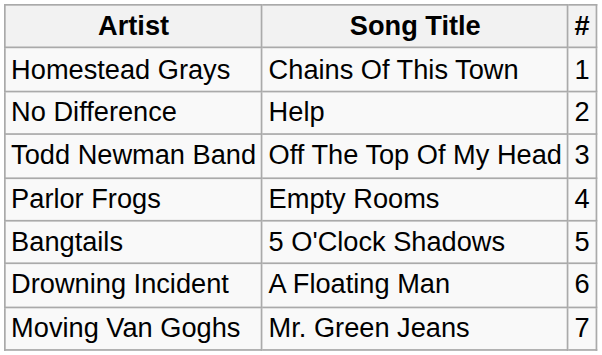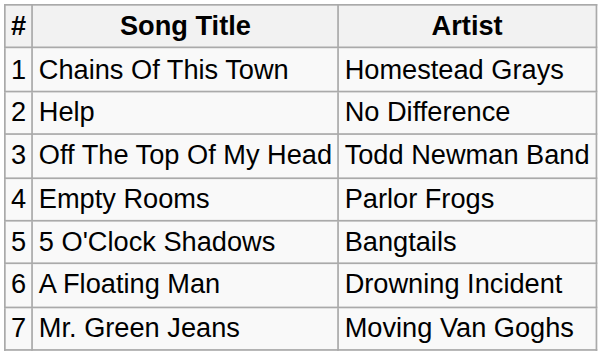columns swapped: (582, 26) <-> (134, 26)
